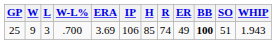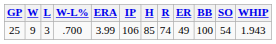(105, 30) 3.69 -> (105, 30) 3.99
(205, 30) bold -> (205, 30) normal
(225, 30) 51 -> (225, 30) 54
